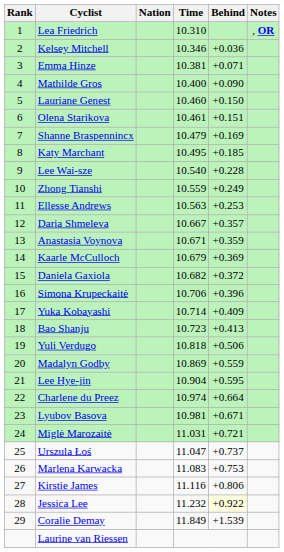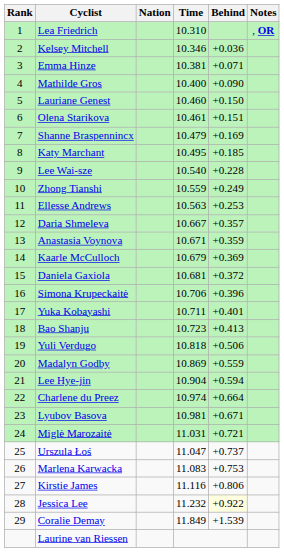(191, 275) 10.682 -> (191, 275) 10.681
(191, 310) 10.714 -> (191, 310) 10.711
(228, 310) +0.409 -> (228, 310) +0.401
(228, 380) +0.595 -> (228, 380) +0.594
